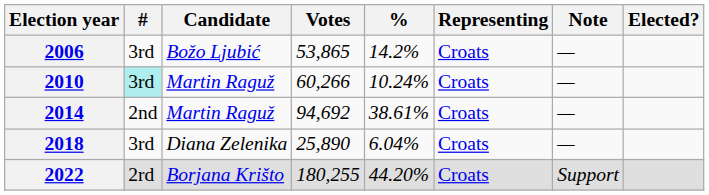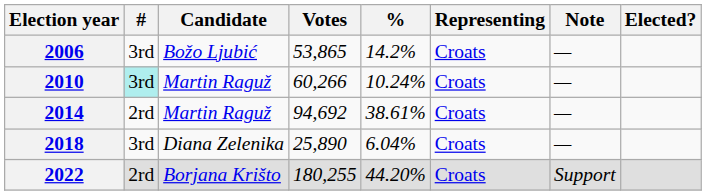(143, 112) 2nd -> (141, 112) 2rd
